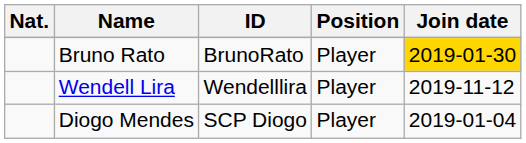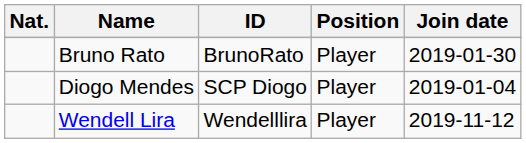(462, 54) gold background -> (462, 54) no background
rows swapped: (117, 87) <-> (126, 120)
